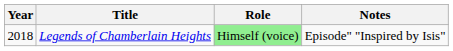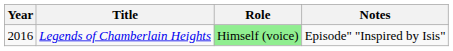(20, 35) 2018 -> (20, 35) 2016
